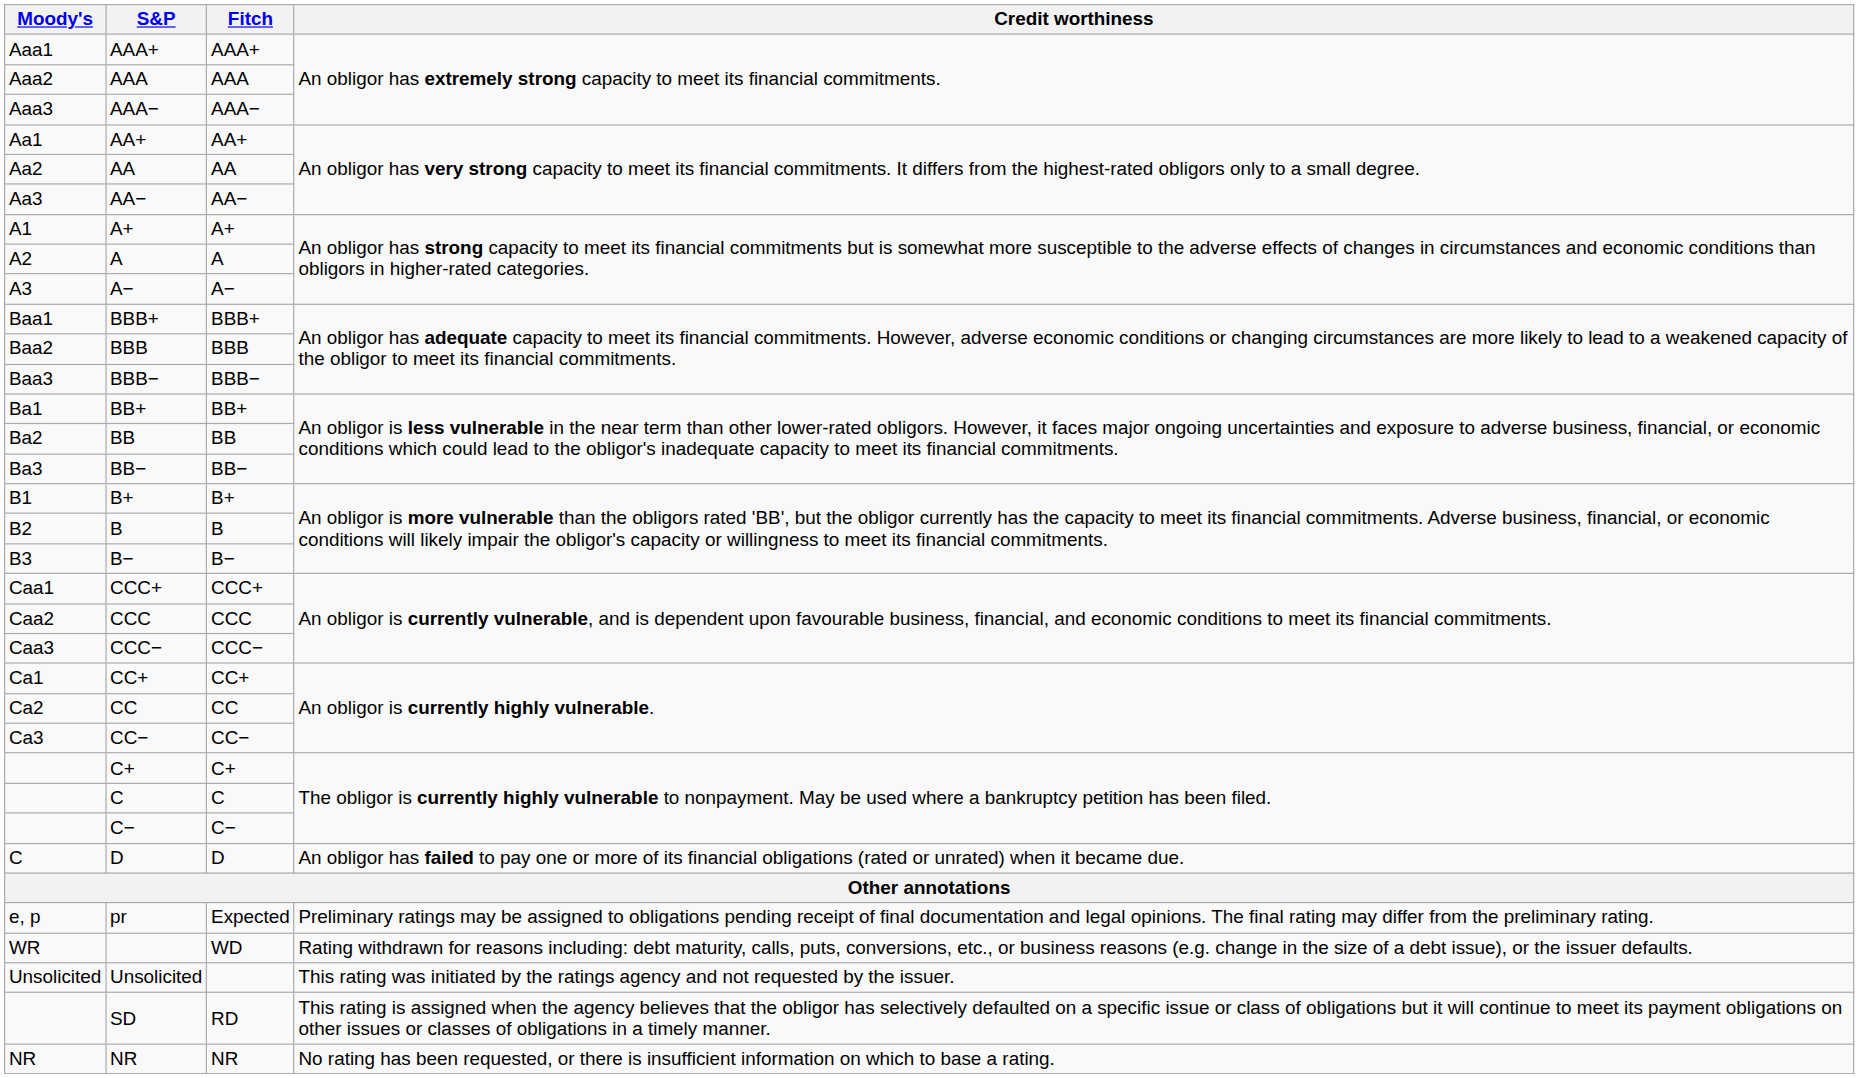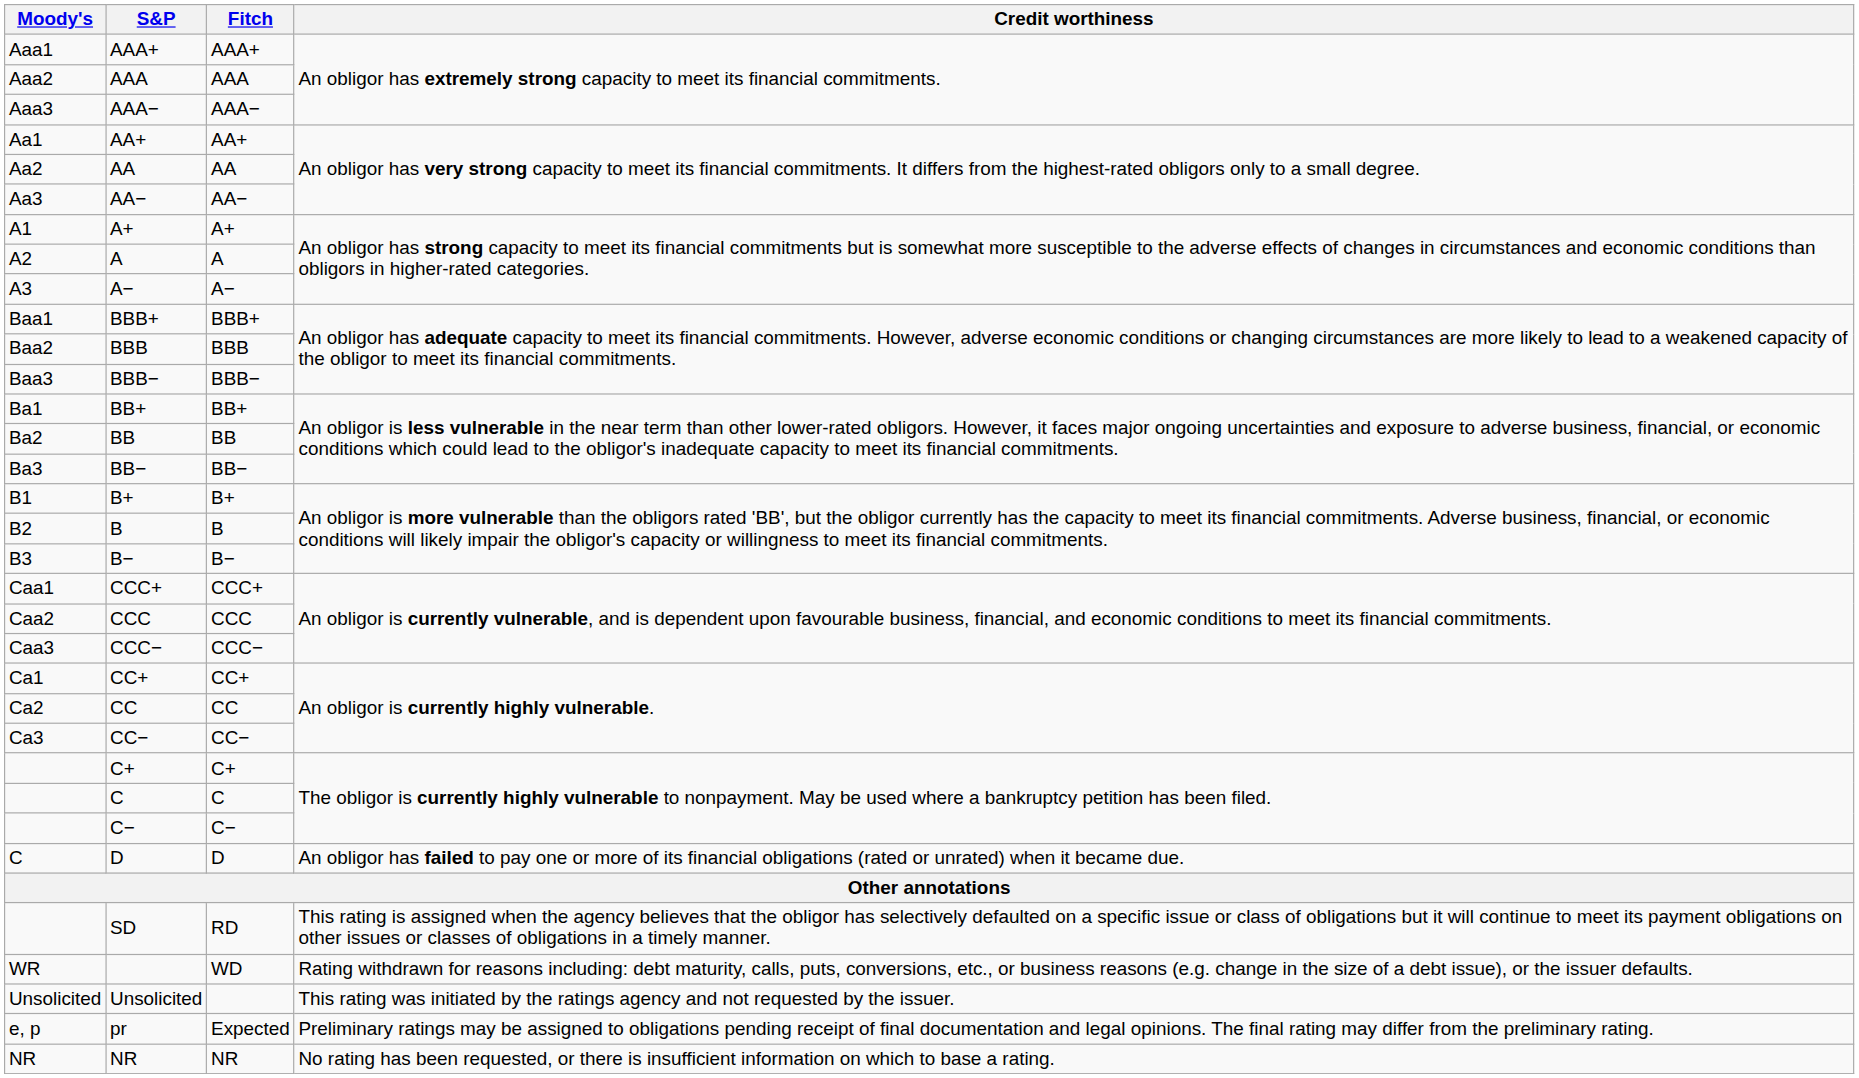rows swapped: (118, 917) <-> (123, 1018)
